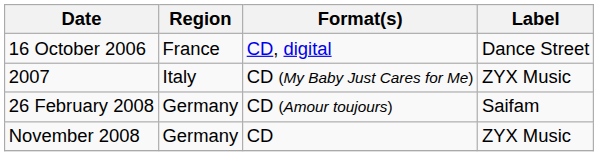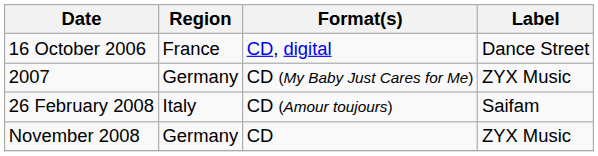(179, 77) Italy -> (200, 77) Germany
(200, 106) Germany -> (179, 106) Italy
